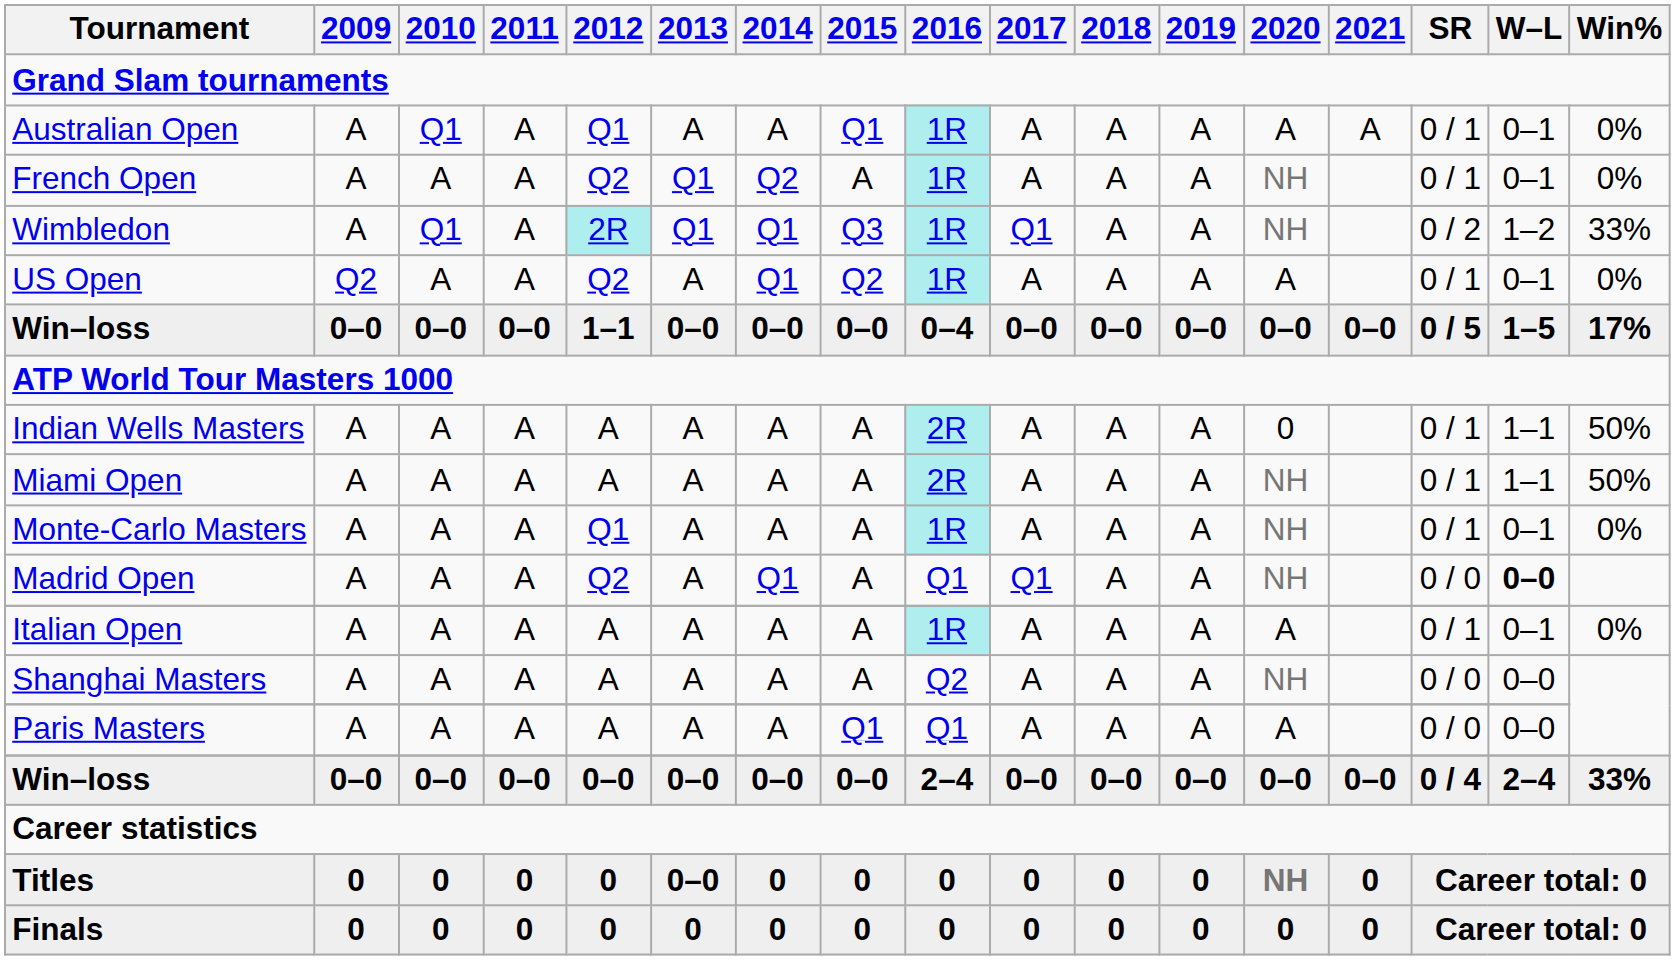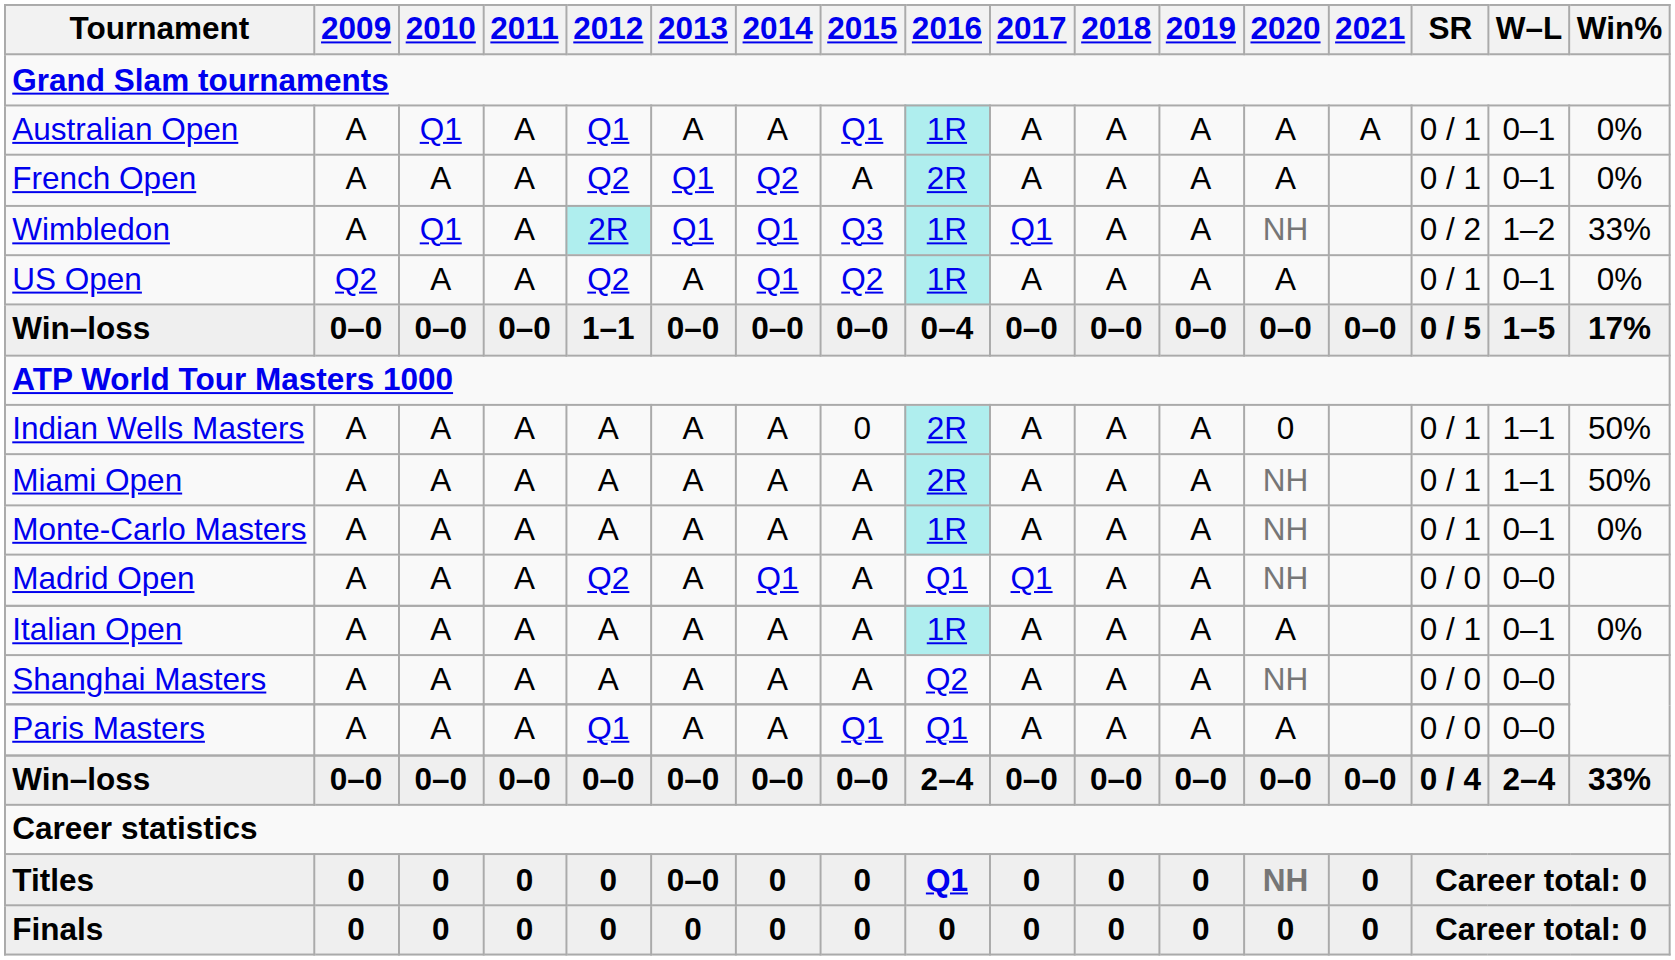(947, 179) 1R -> (947, 179) 2R
(1286, 179) NH -> (1286, 179) A
(862, 429) A -> (862, 429) 0
(608, 529) Q1 -> (608, 529) A
(1529, 579) bold -> (1529, 579) normal
(608, 729) A -> (608, 729) Q1
(947, 879) 0 -> (947, 879) Q1
